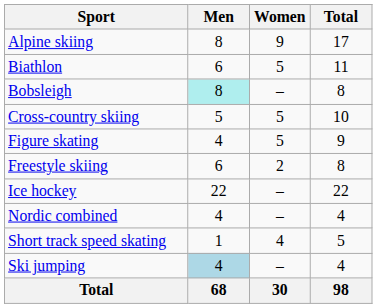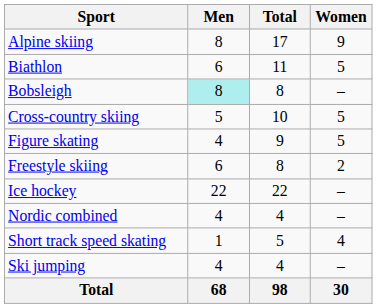columns swapped: (280, 16) <-> (341, 16)
(219, 265) lightblue background -> (219, 265) no background
